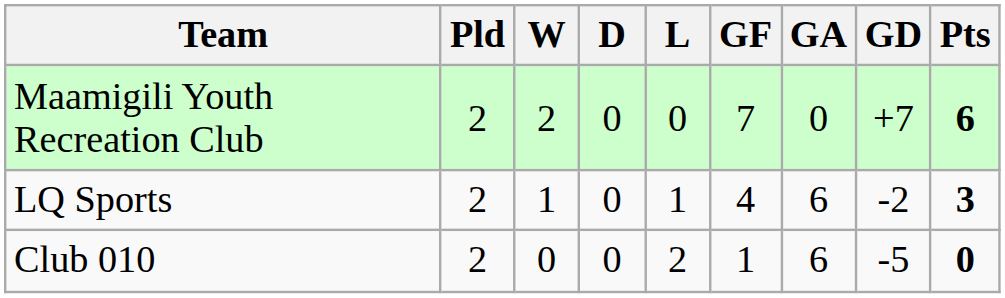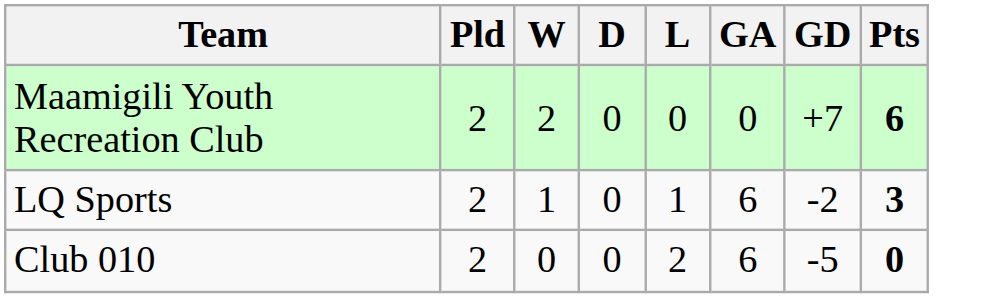- column: (746, 34)
